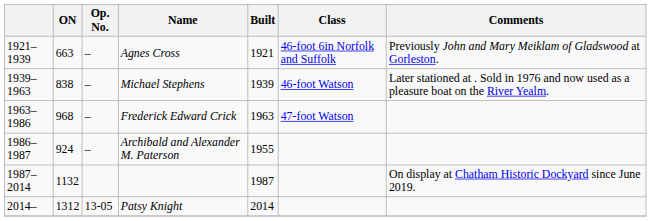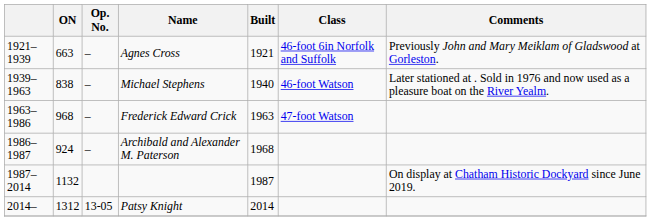(262, 84) 1939 -> (262, 84) 1940
(262, 148) 1955 -> (262, 148) 1968
